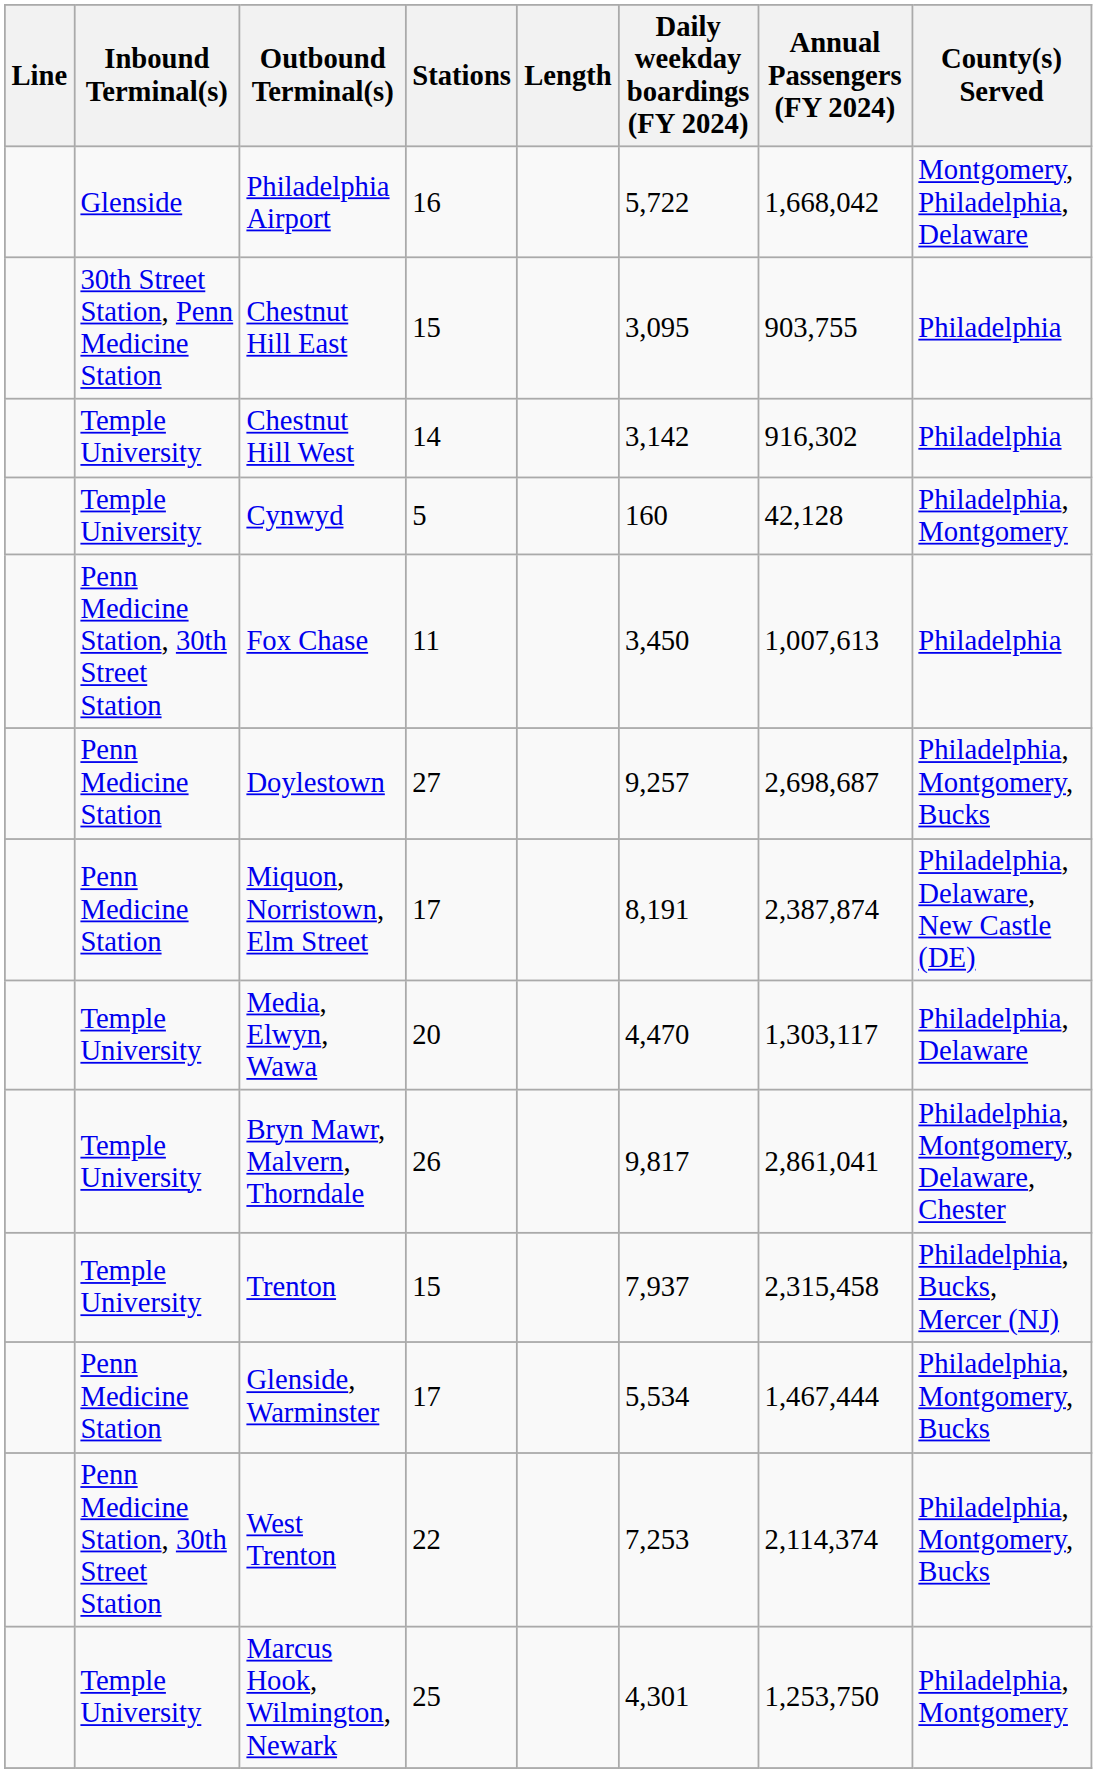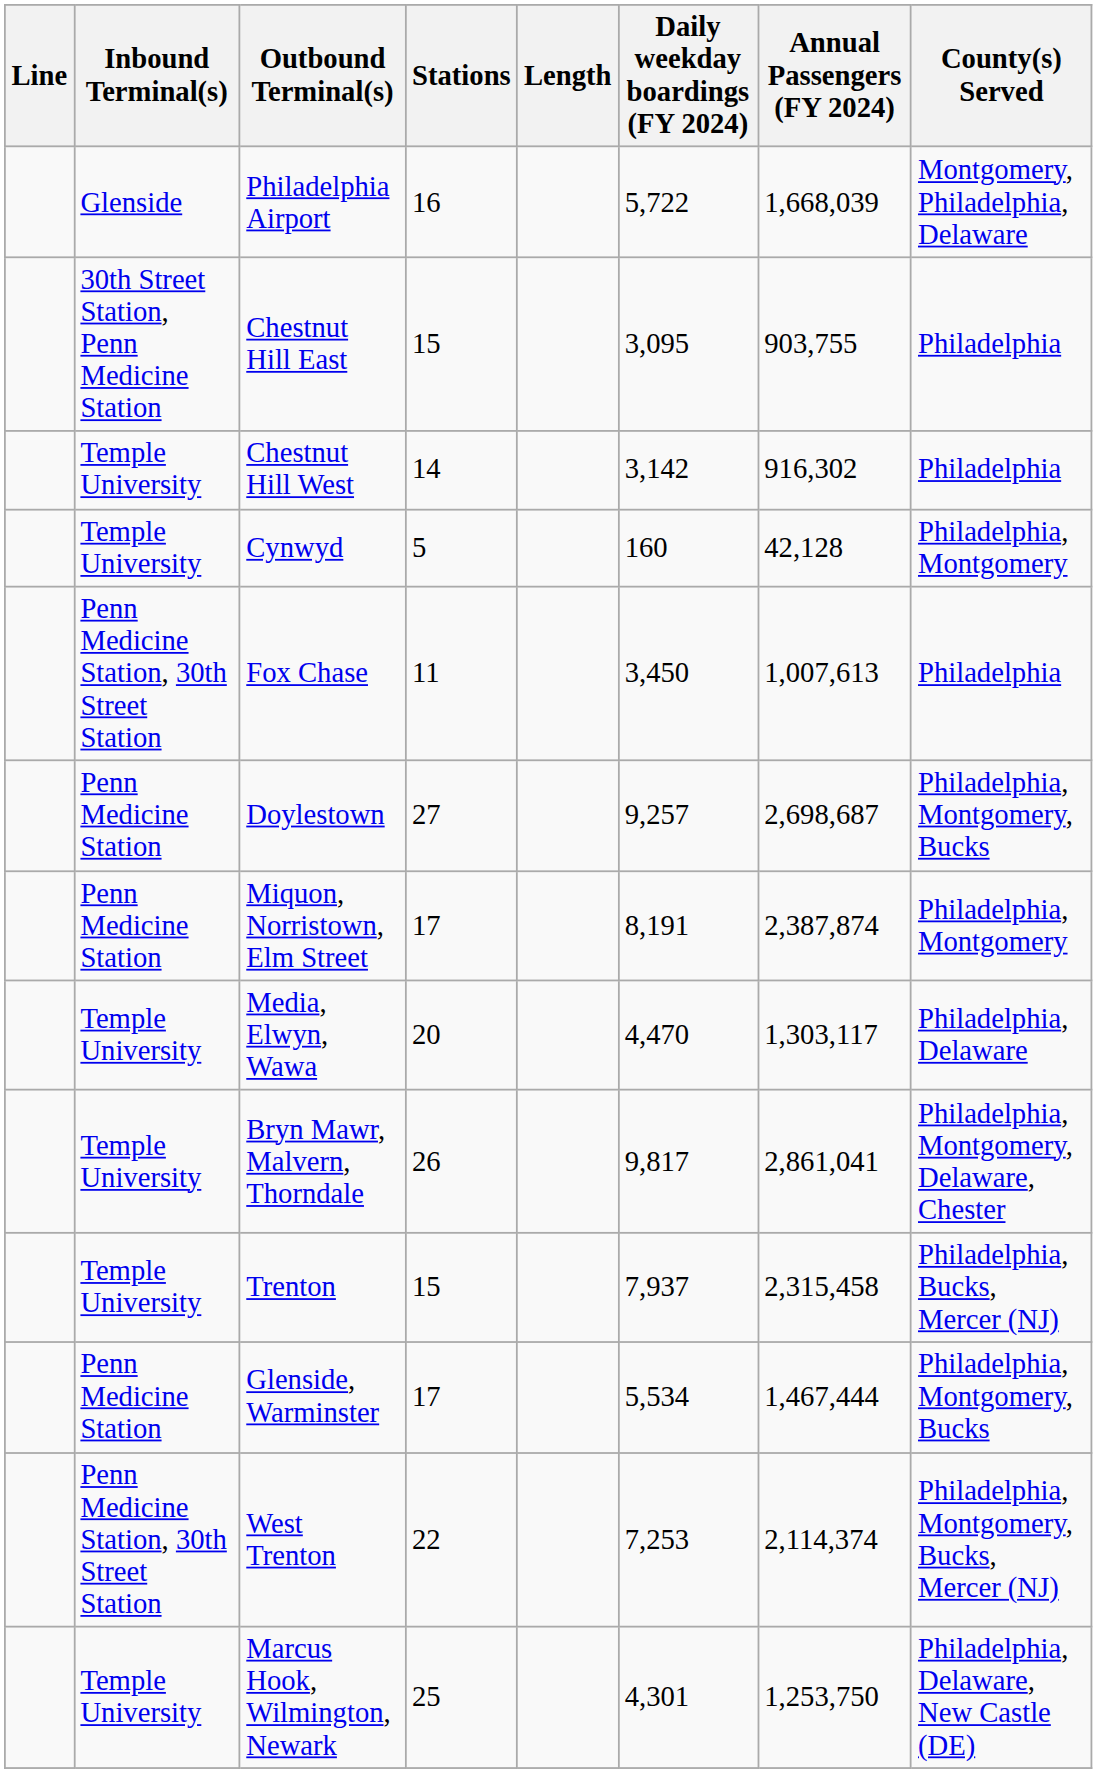(822, 201) 1,668,042 -> (822, 201) 1,668,039
(994, 909) Philadelphia, Delaware, New Castle (DE) -> (993, 925) Philadelphia, Montgomery
(996, 1538) Philadelphia, Montgomery, Bucks -> (995, 1538) Philadelphia, Montgomery, Bucks, Mercer (NJ)
(994, 1697) Philadelphia, Montgomery -> (993, 1697) Philadelphia, Delaware, New Castle (DE)
